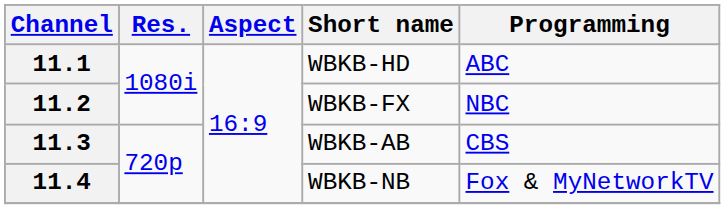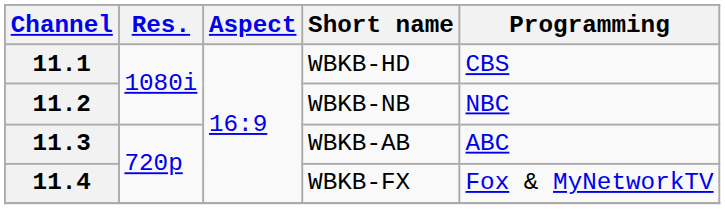(487, 64) ABC -> (487, 64) CBS
(359, 104) WBKB-FX -> (359, 104) WBKB-NB
(487, 144) CBS -> (487, 144) ABC
(359, 183) WBKB-NB -> (359, 183) WBKB-FX
